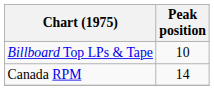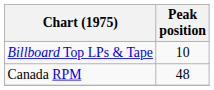(183, 74) 14 -> (183, 74) 48
